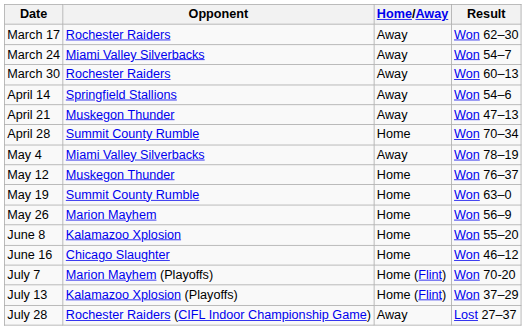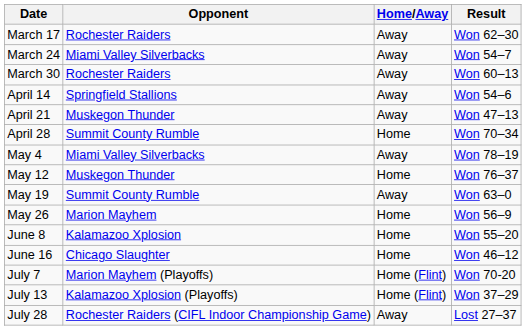(394, 194) Home -> (392, 194) Away
